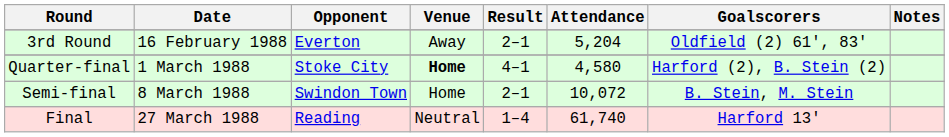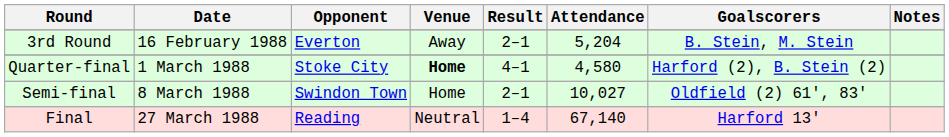(769, 43) Oldfield (2) 61', 83' -> (769, 43) B. Stein, M. Stein
(598, 94) 10,072 -> (598, 94) 10,027
(769, 94) B. Stein, M. Stein -> (769, 94) Oldfield (2) 61', 83'
(598, 119) 61,740 -> (598, 119) 67,140
